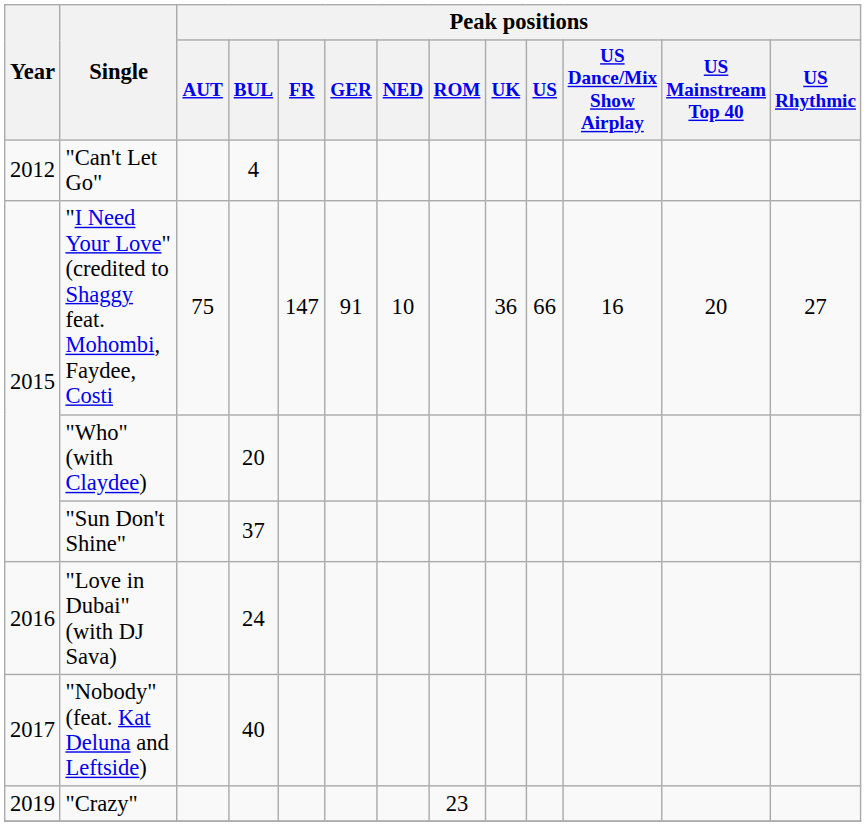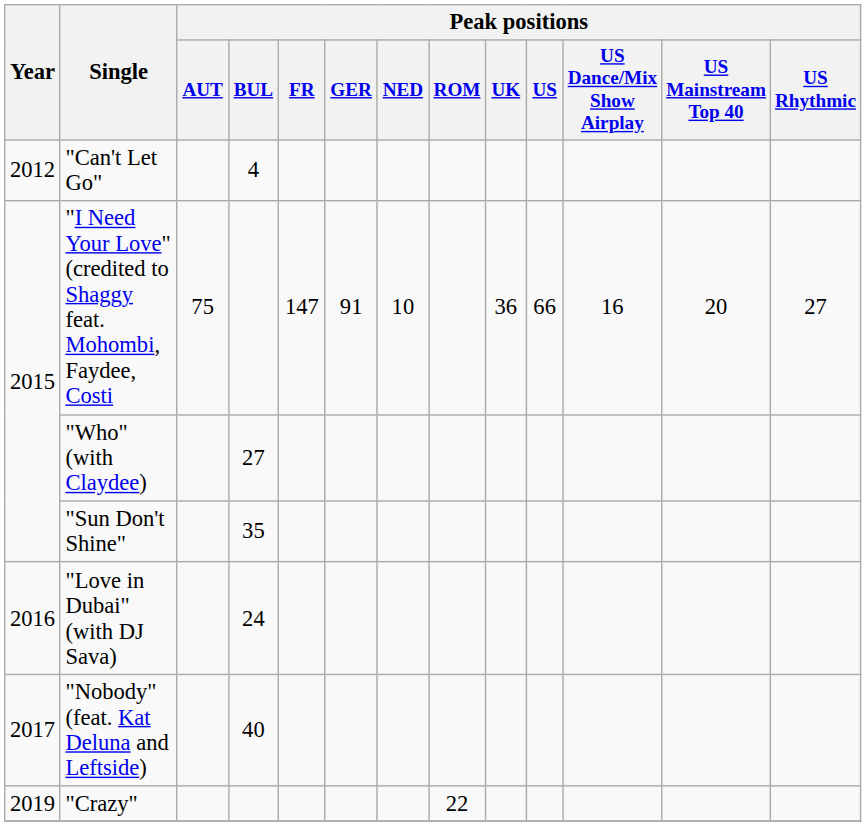(253, 457) 20 -> (253, 457) 27
(253, 531) 37 -> (253, 531) 35
(457, 803) 23 -> (457, 803) 22
